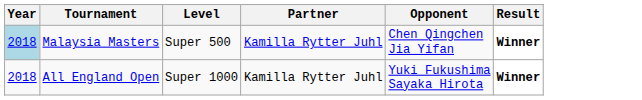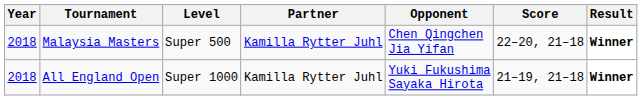+ column: (540, 14)
(22, 42) lightblue background -> (22, 42) no background
